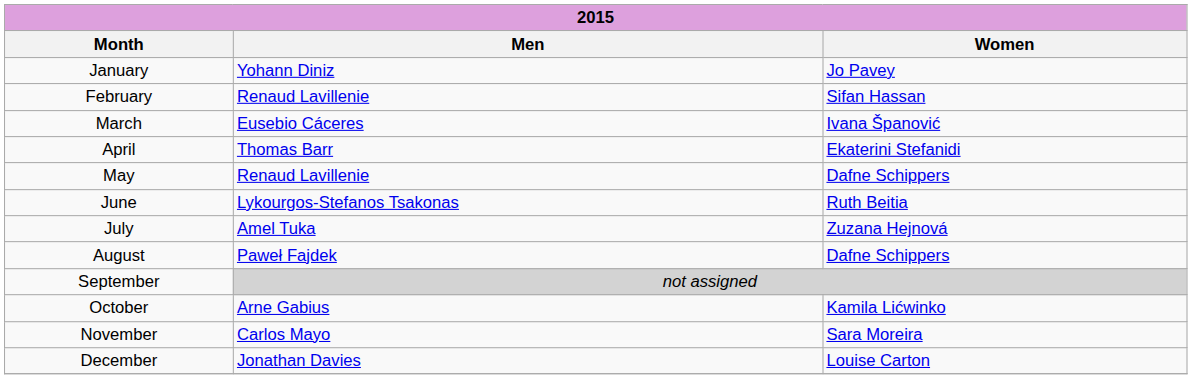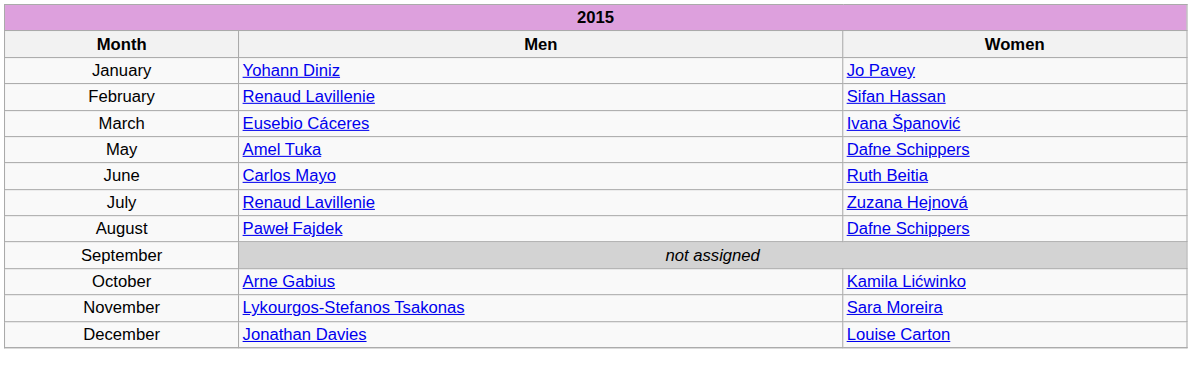- row: (119, 149)
(303, 176) Renaud Lavillenie -> (282, 149) Amel Tuka
(348, 202) Lykourgos-Stefanos Tsakonas -> (289, 176) Carlos Mayo
(276, 228) Amel Tuka -> (309, 202) Renaud Lavillenie
(284, 334) Carlos Mayo -> (354, 307) Lykourgos-Stefanos Tsakonas
